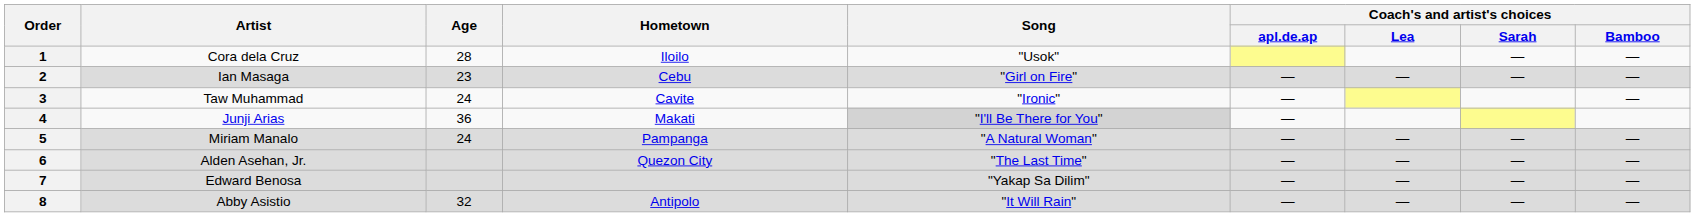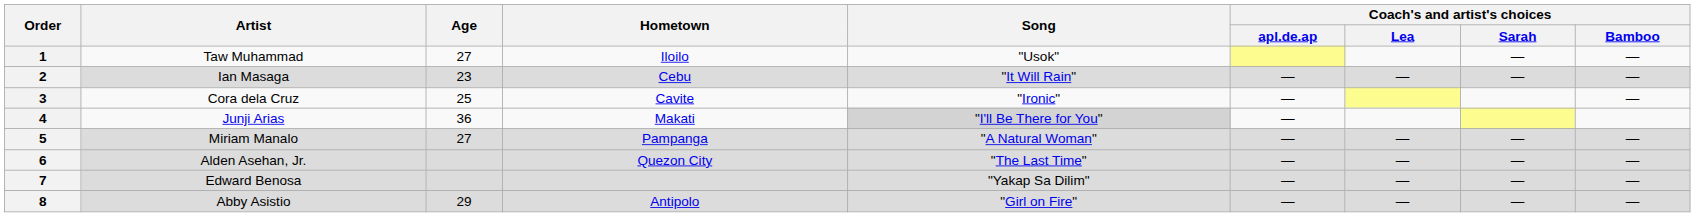(253, 56) Cora dela Cruz -> (253, 56) Taw Muhammad
(464, 56) 28 -> (464, 56) 27
(1039, 77) "Girl on Fire" -> (1039, 77) "It Will Rain"
(253, 98) Taw Muhammad -> (253, 98) Cora dela Cruz
(464, 98) 24 -> (464, 98) 25
(464, 139) 24 -> (464, 139) 27
(464, 201) 32 -> (464, 201) 29
(1039, 201) "It Will Rain" -> (1039, 201) "Girl on Fire"
